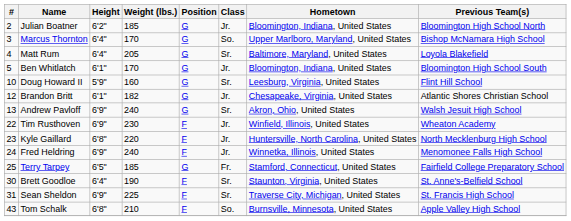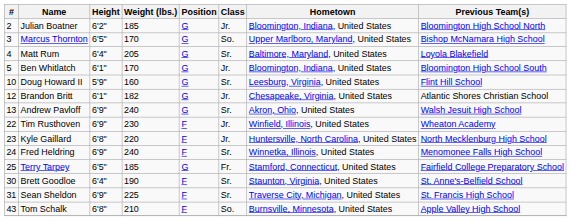(99, 40) 6'4" -> (99, 40) 6'5"
(226, 153) Jr. -> (226, 153) Sr.
